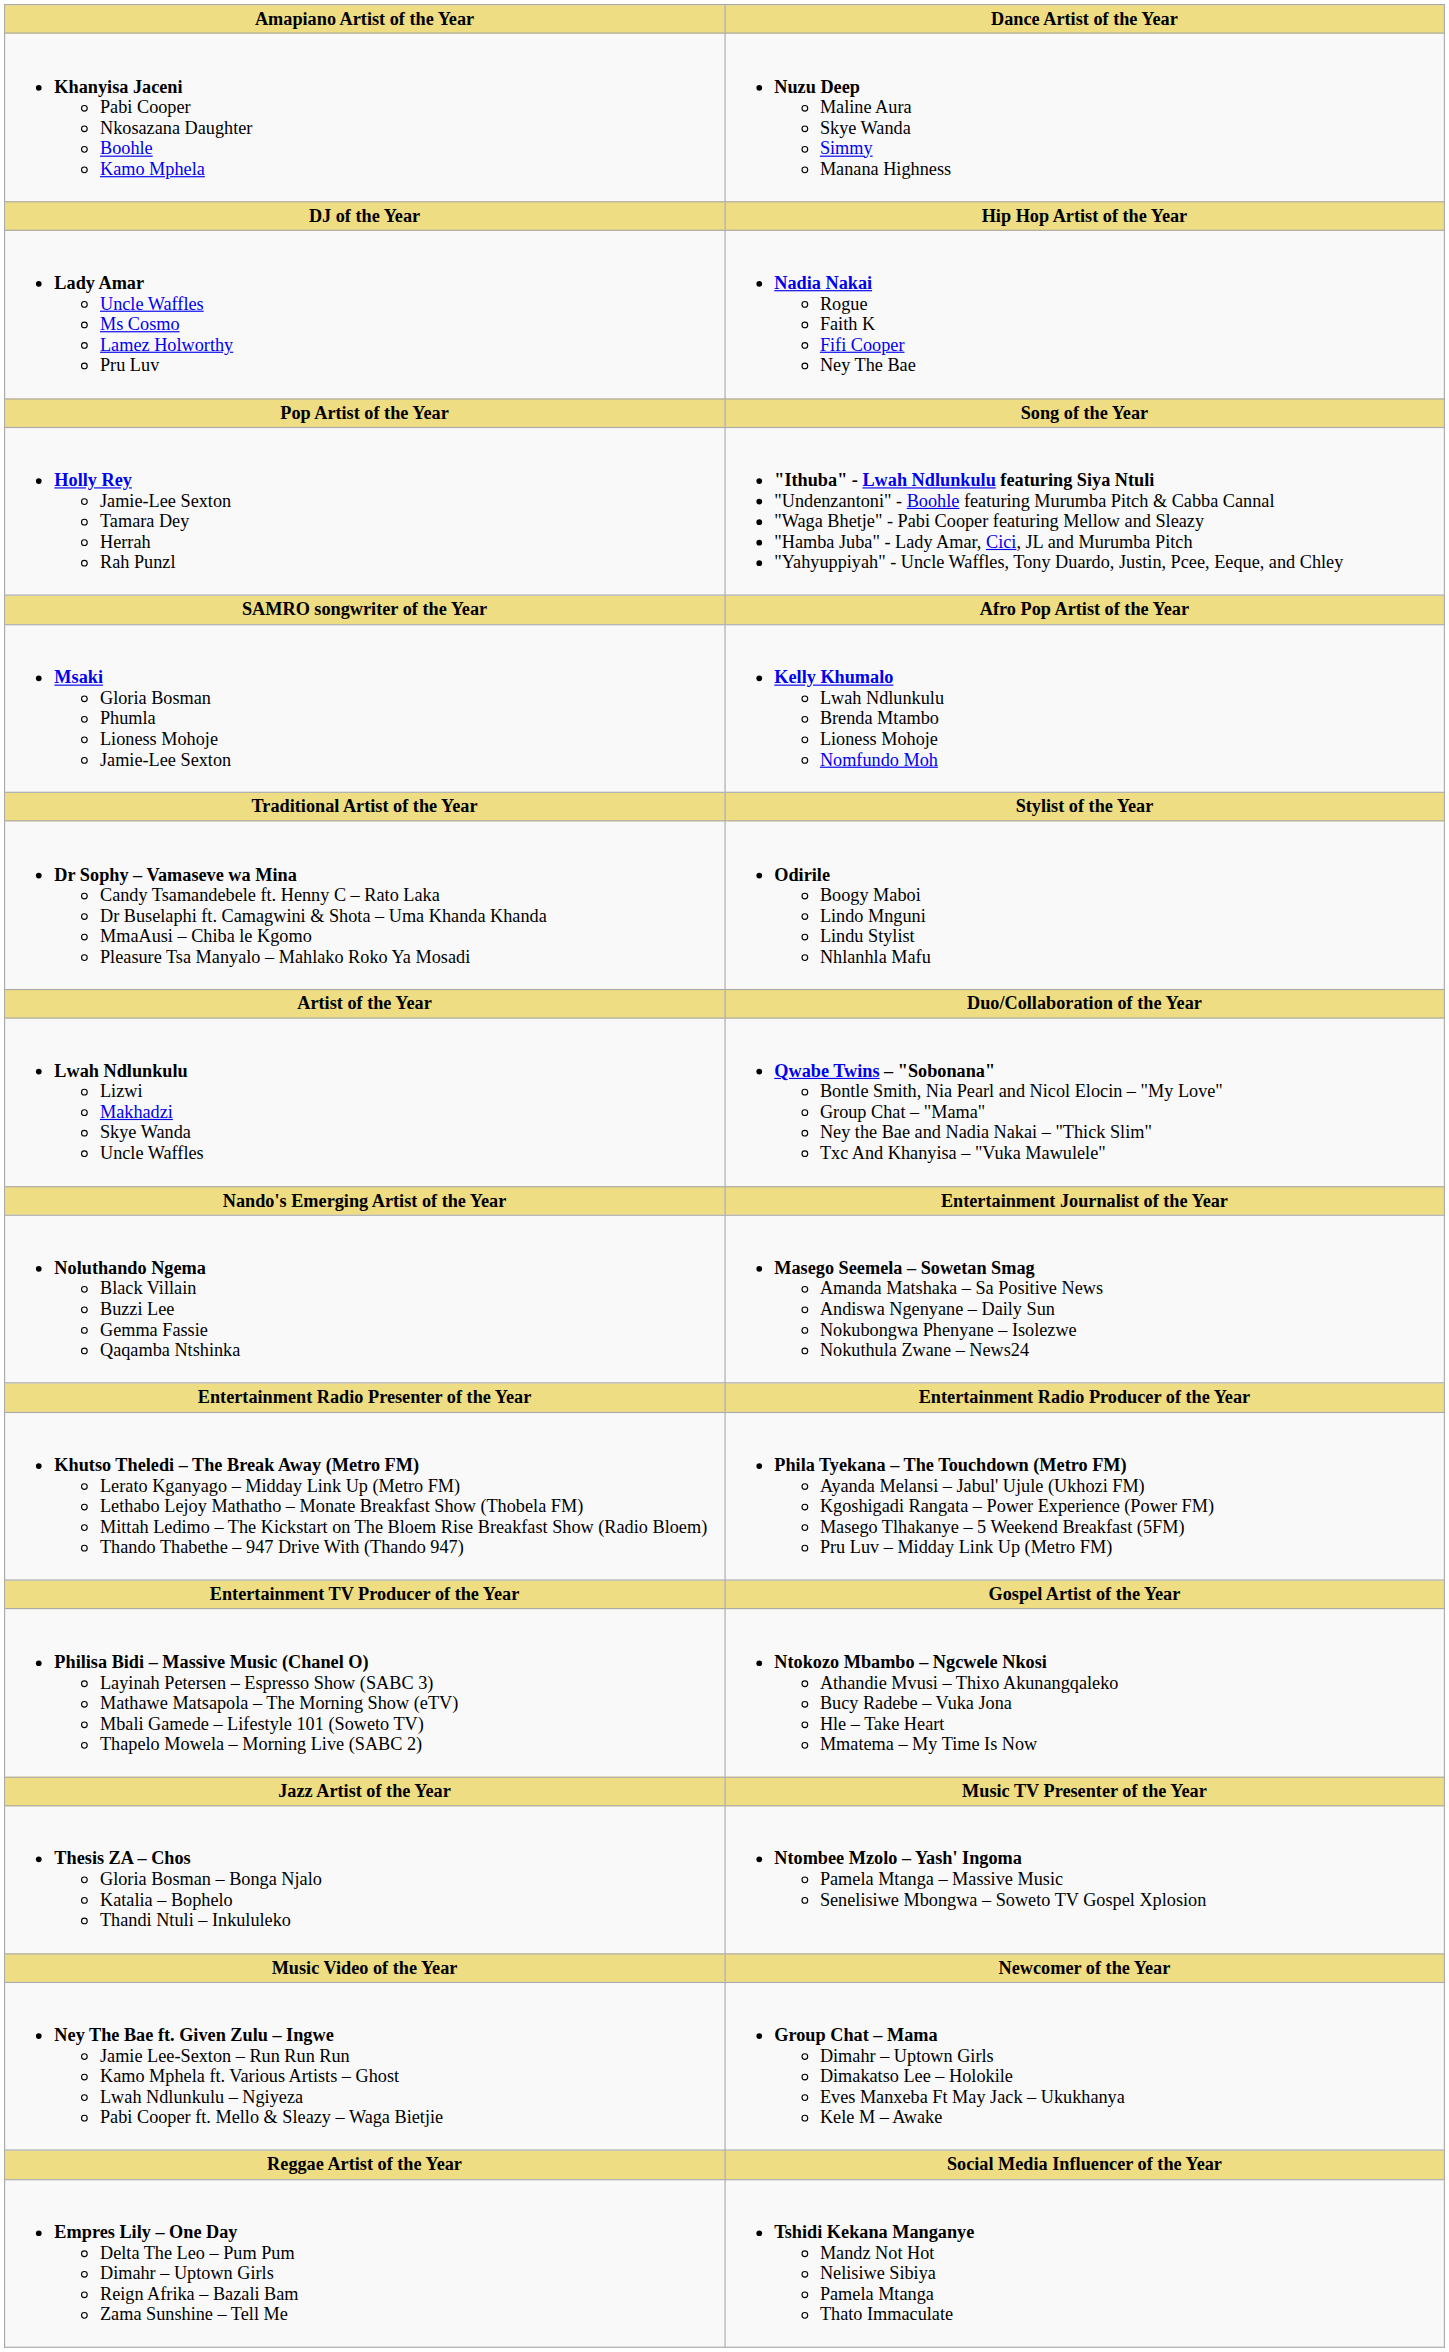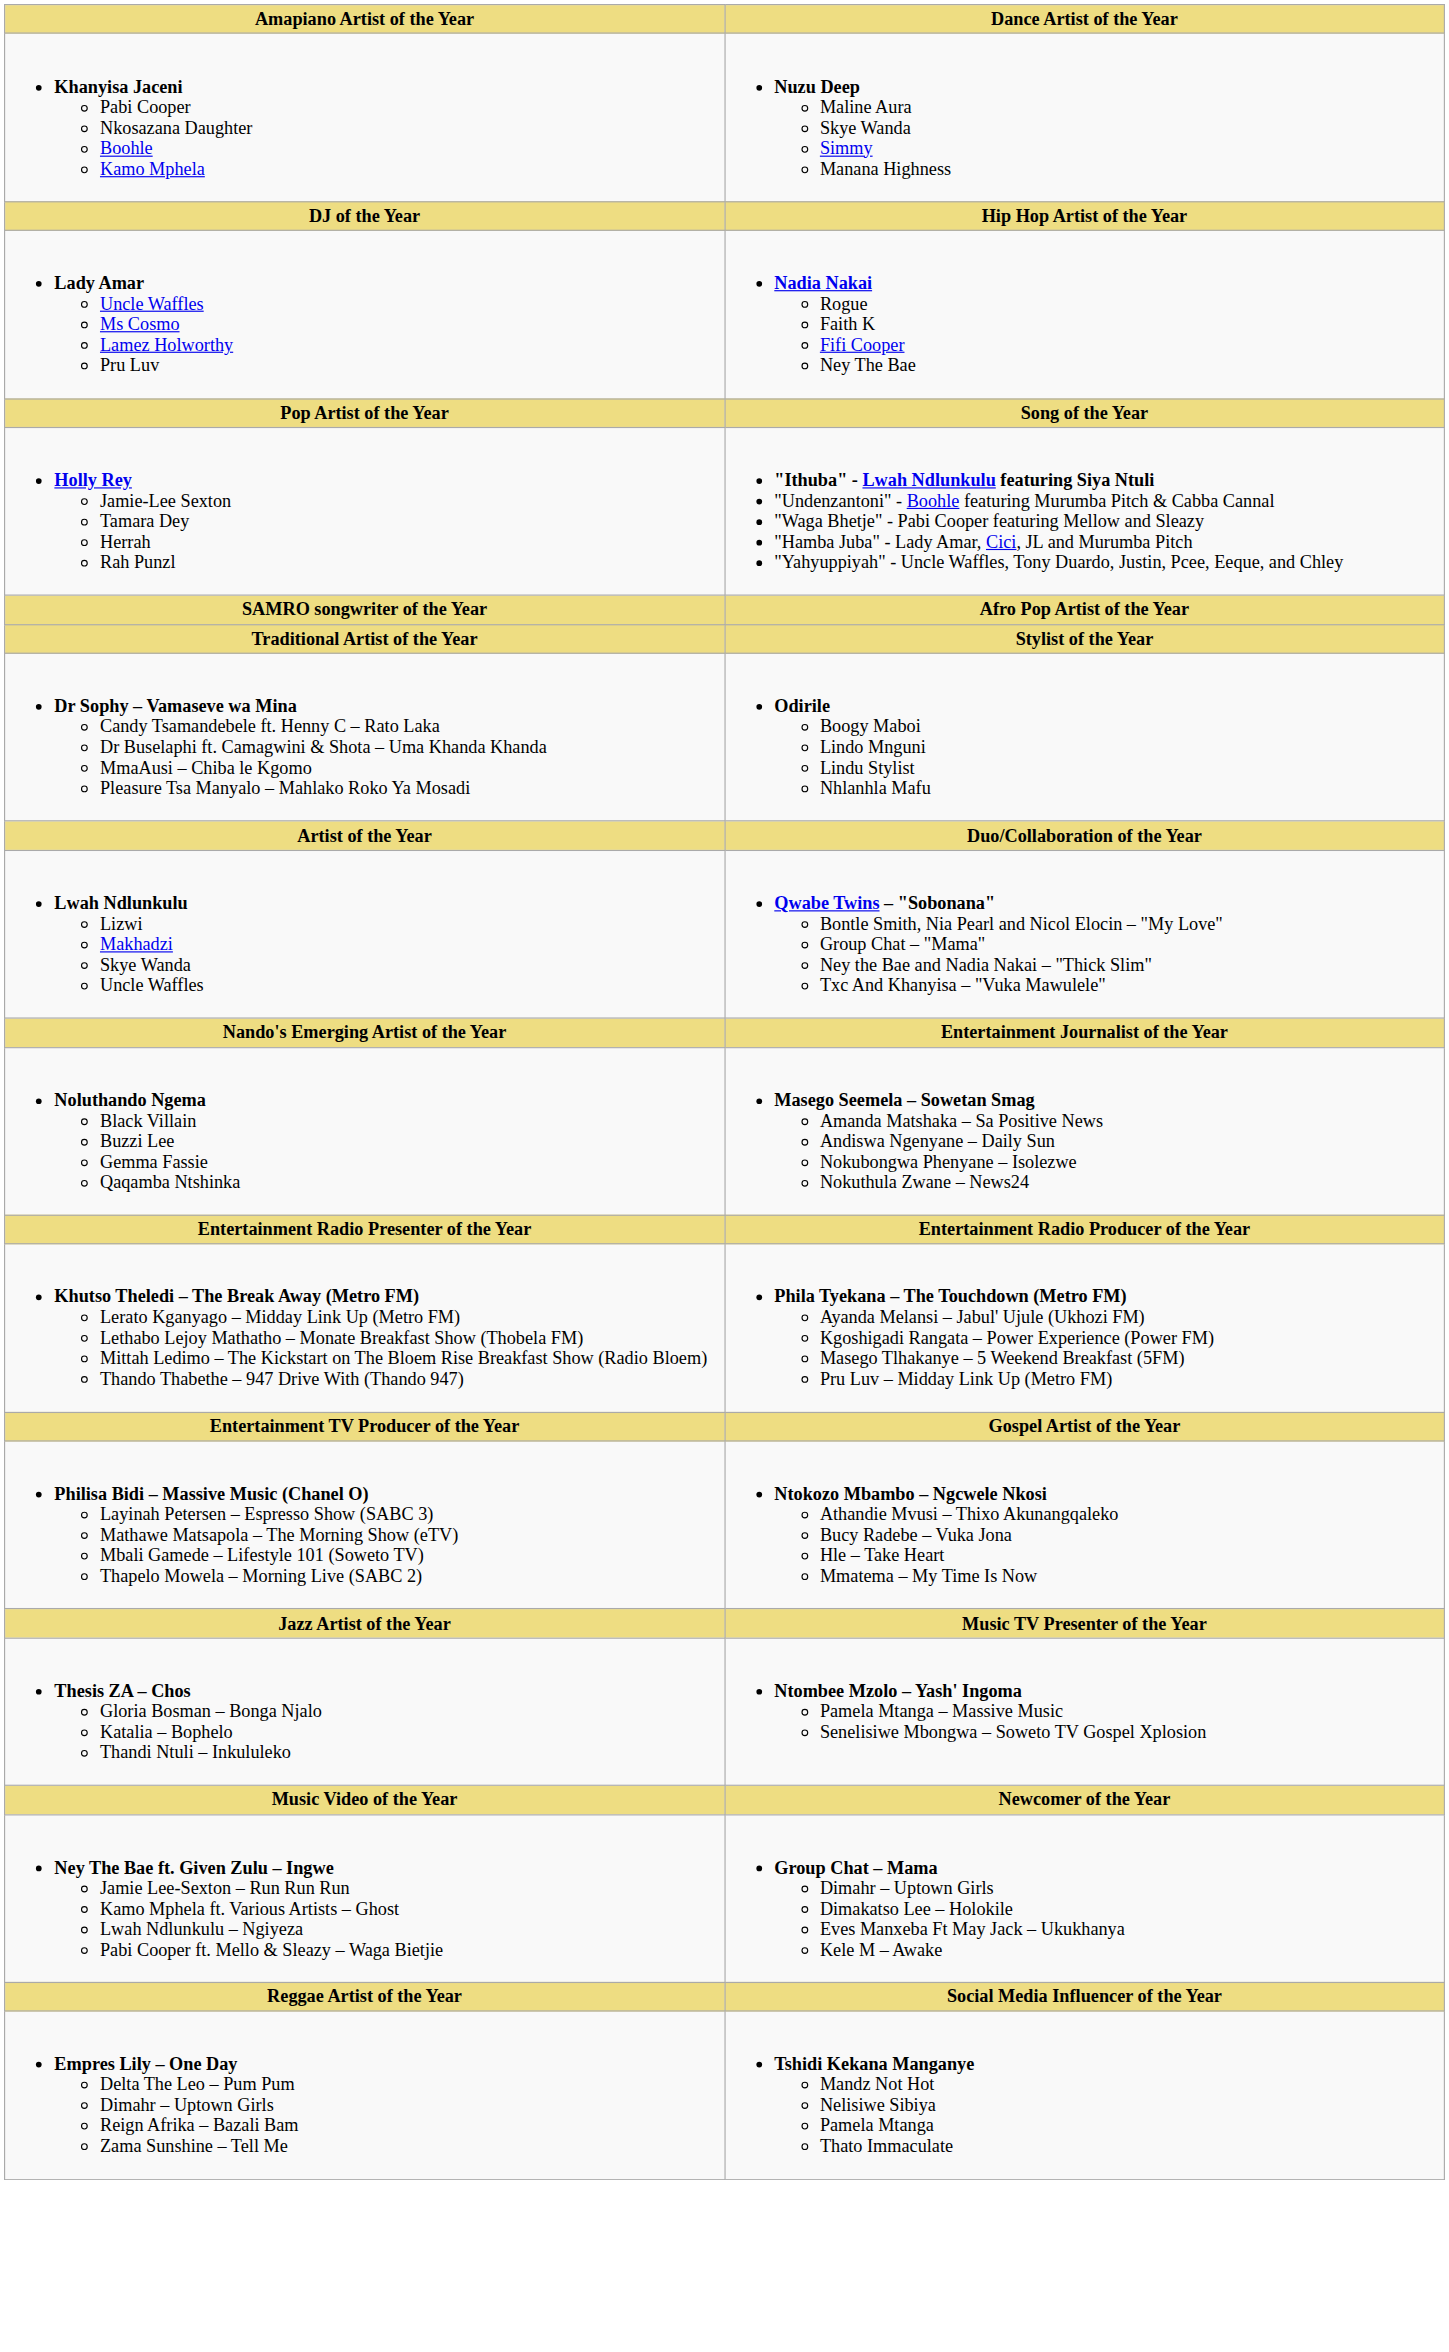- row: (365, 719)
